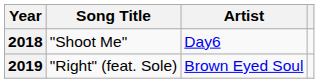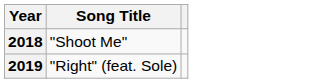- column: (244, 16)
